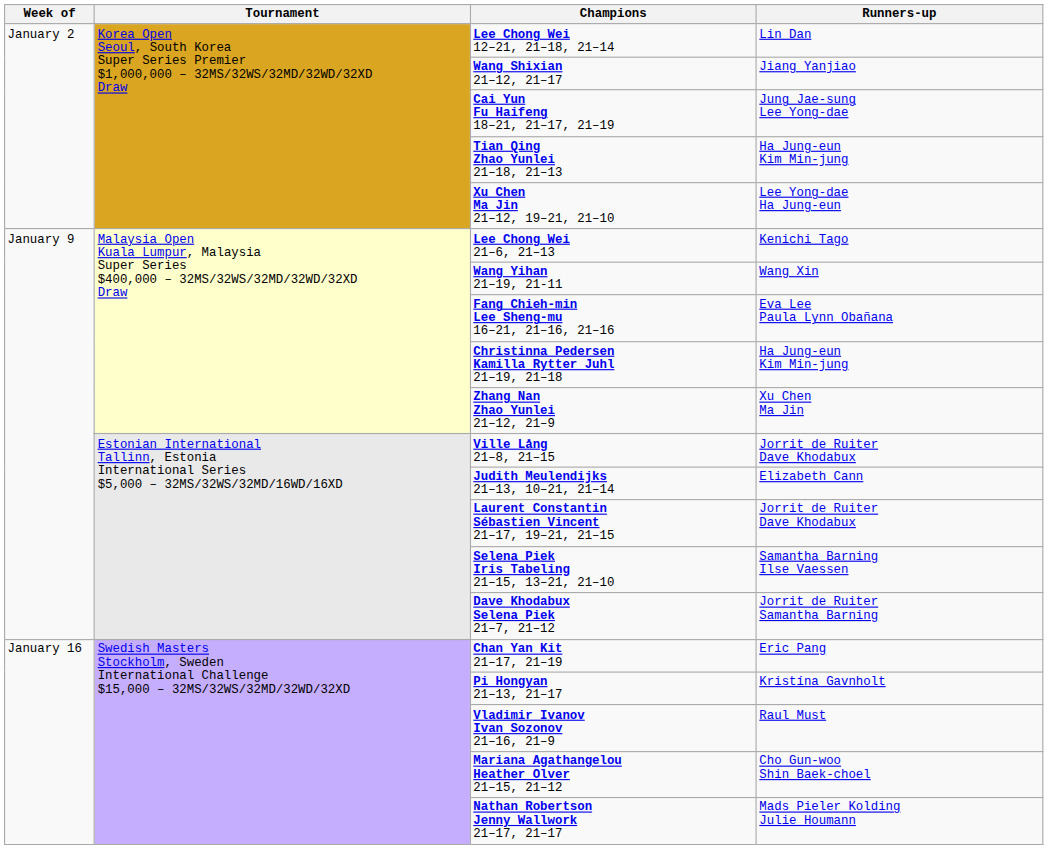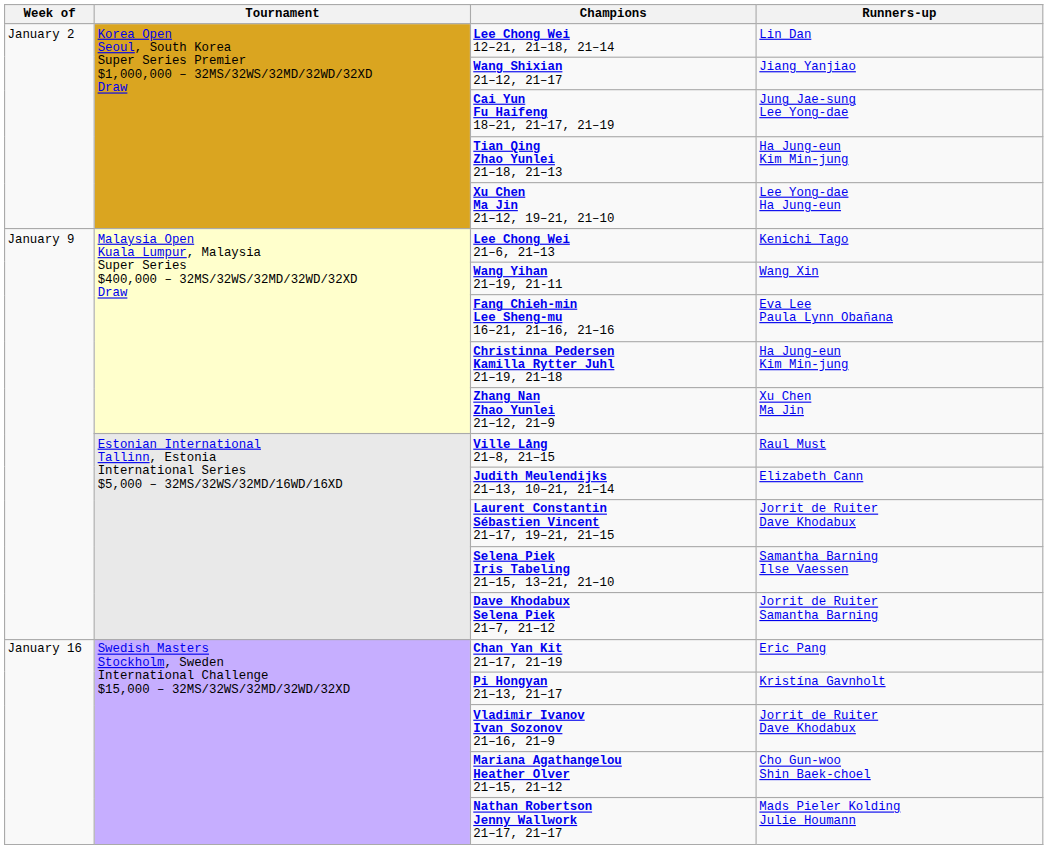(819, 451) Jorrit de Ruiter Dave Khodabux -> (793, 444) Raul Must
(793, 715) Raul Must -> (819, 721) Jorrit de Ruiter Dave Khodabux
